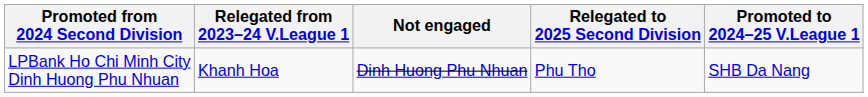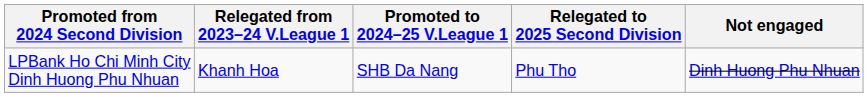columns swapped: (784, 26) <-> (442, 26)
